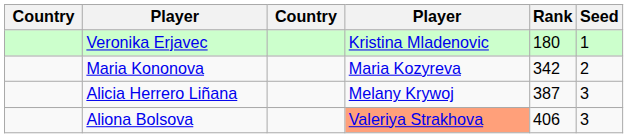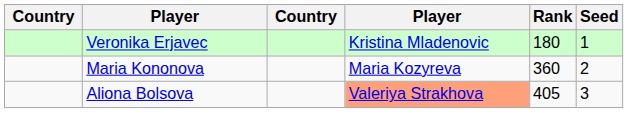(546, 68) 342 -> (546, 68) 360
- row: (162, 94)
(546, 119) 406 -> (546, 94) 405
